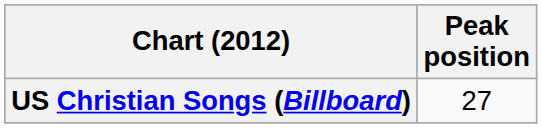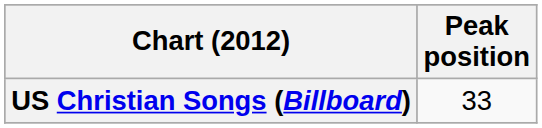(477, 100) 27 -> (477, 100) 33
